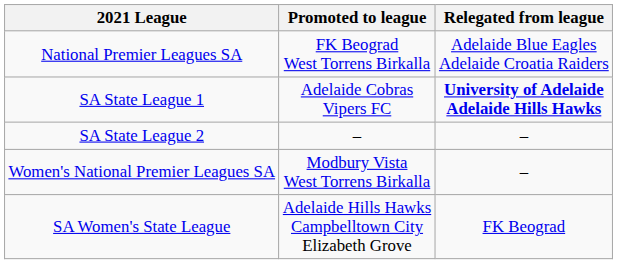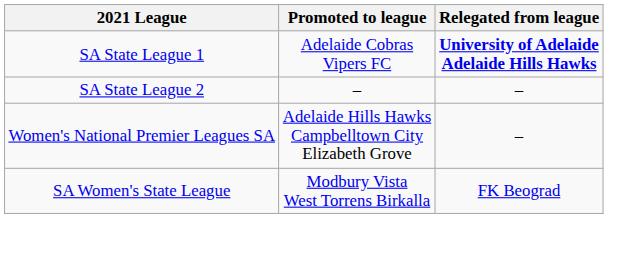- row: (142, 53)
(357, 171) Modbury Vista West Torrens Birkalla -> (357, 135) Adelaide Hills Hawks Campbelltown City Elizabeth Grove
(357, 226) Adelaide Hills Hawks Campbelltown City Elizabeth Grove -> (357, 190) Modbury Vista West Torrens Birkalla
